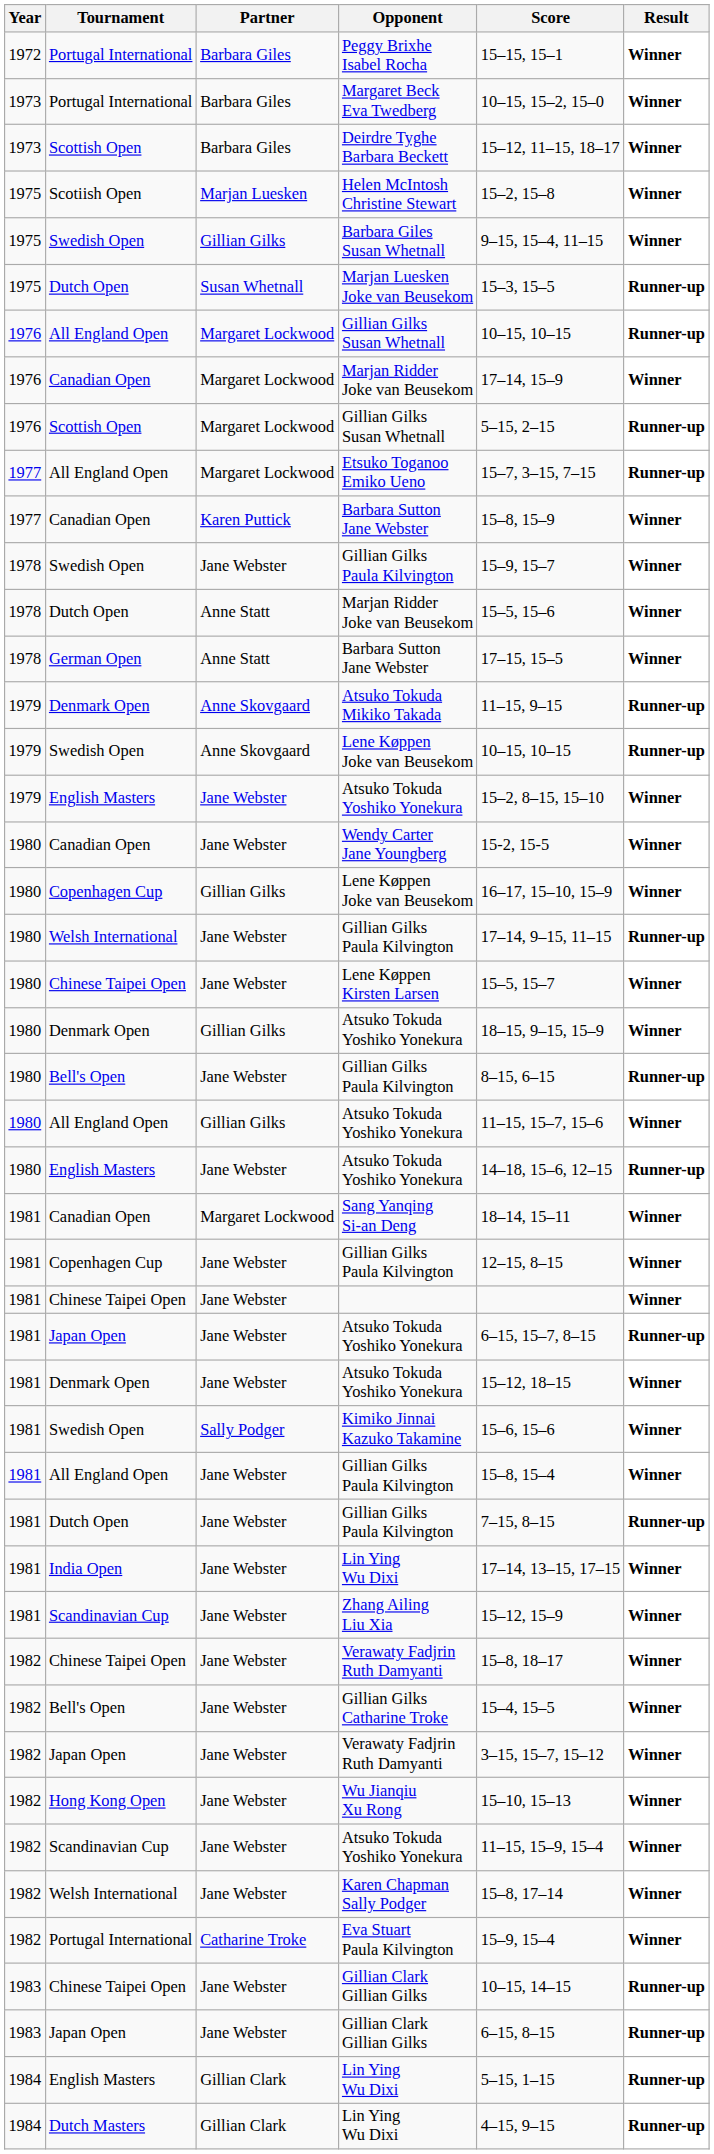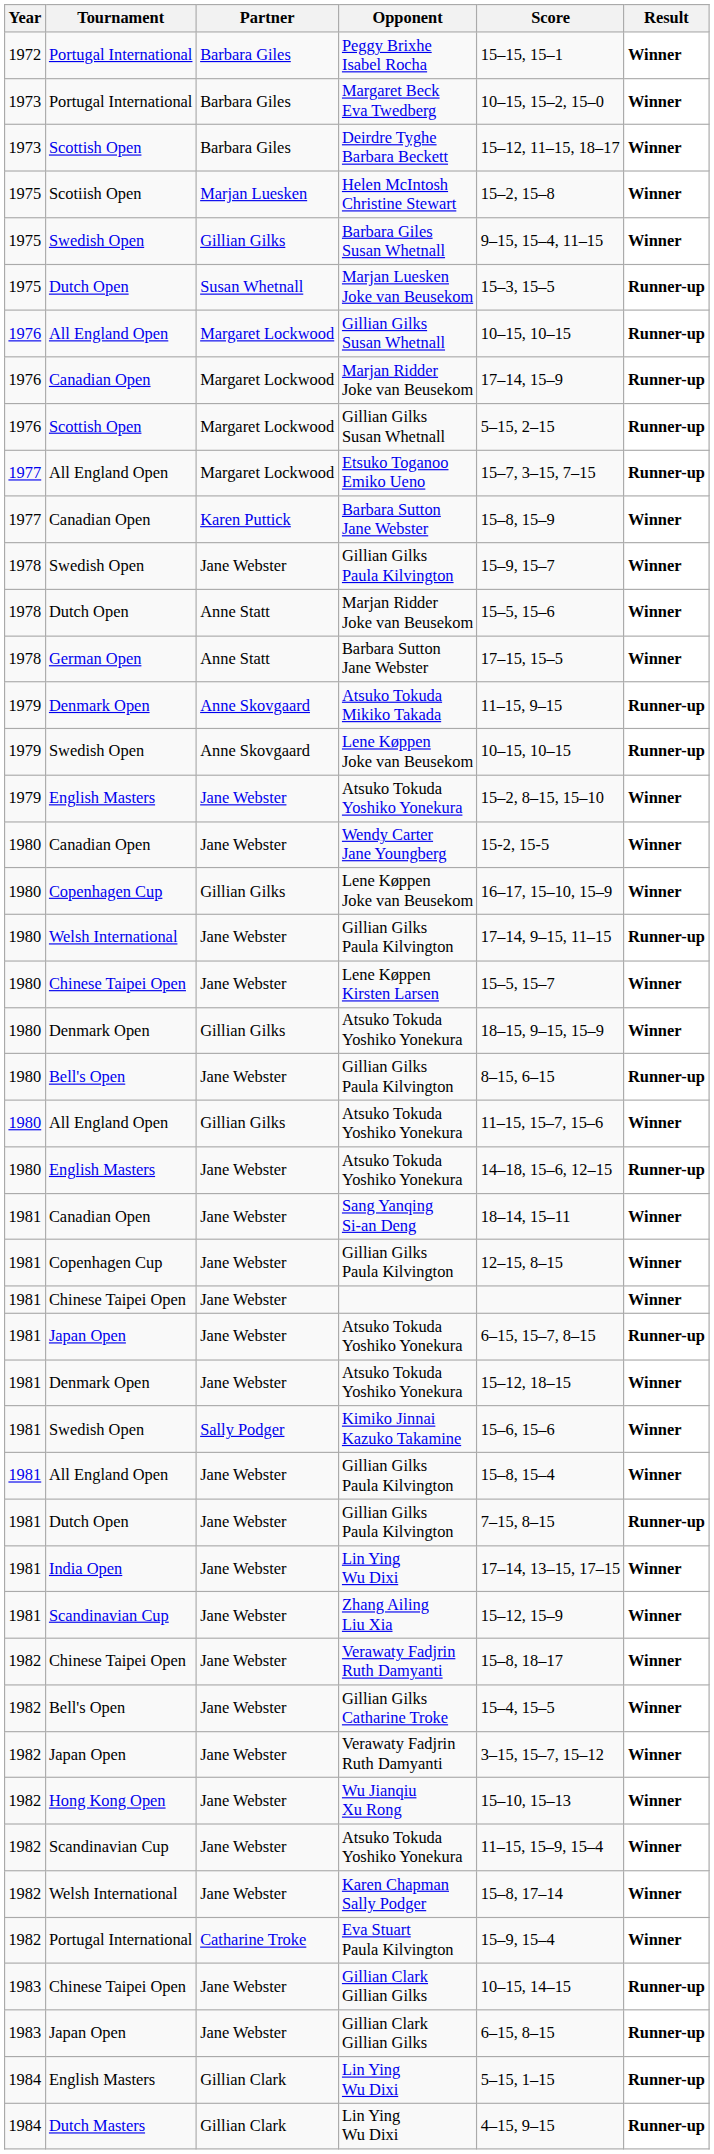(655, 380) Winner -> (666, 380) Runner-up
(267, 1216) Margaret Lockwood -> (243, 1216) Jane Webster
